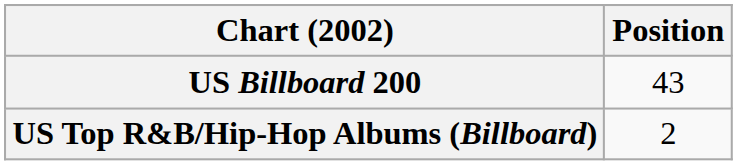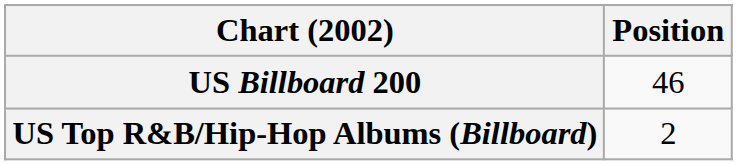(668, 81) 43 -> (668, 81) 46
